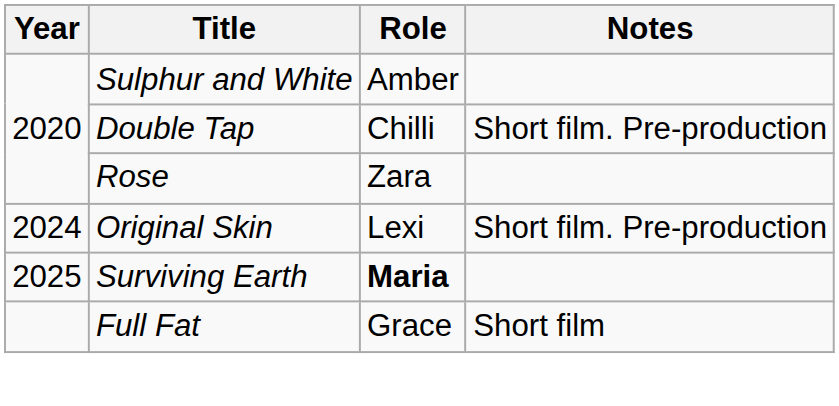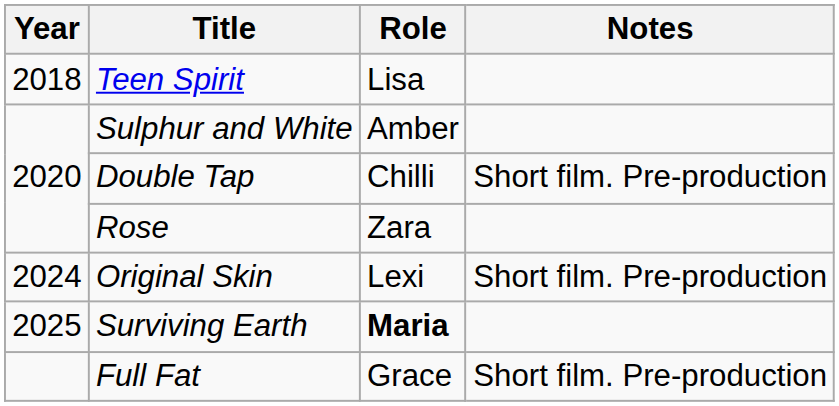+ row: (170, 78)
(539, 326) Short film -> (650, 375) Short film. Pre-production
